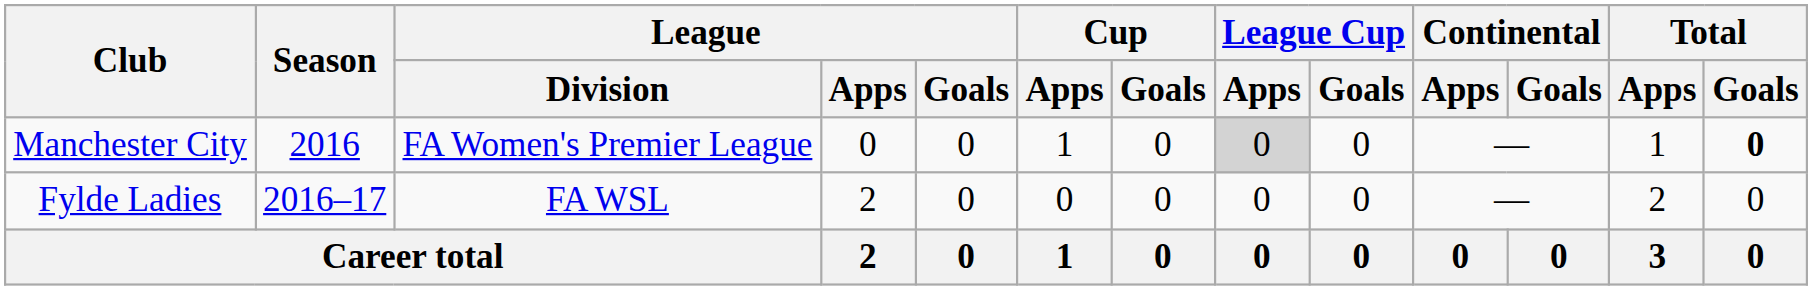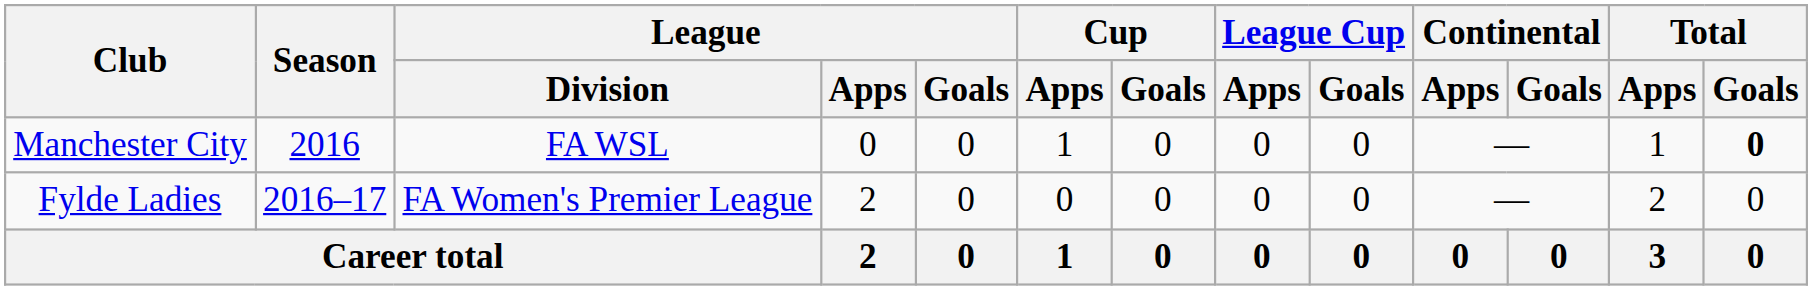(607, 144) FA Women's Premier League -> (607, 144) FA WSL
(1262, 144) lightgrey background -> (1262, 144) no background
(607, 199) FA WSL -> (607, 199) FA Women's Premier League
